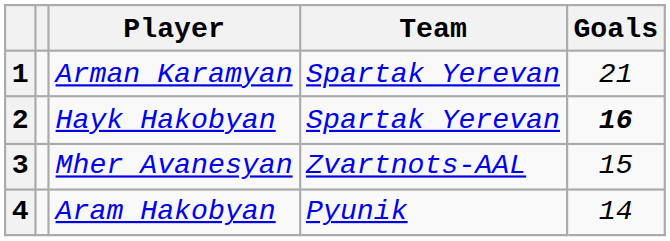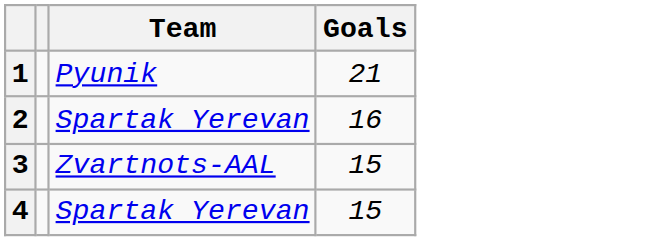- column: (174, 28)
(433, 74) Spartak Yerevan -> (106, 74) Pyunik
(616, 120) bold -> (365, 120) normal
(357, 212) Pyunik -> (183, 212) Spartak Yerevan
(616, 212) 14 -> (365, 212) 15
